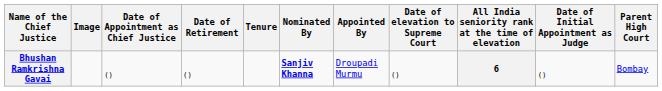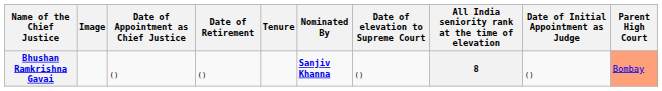- column: (361, 27)
(496, 68) 6 -> (476, 68) 8
(633, 68) no background -> (629, 68) lightsalmon background
